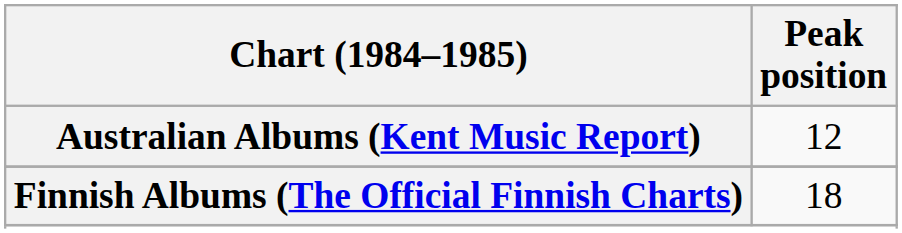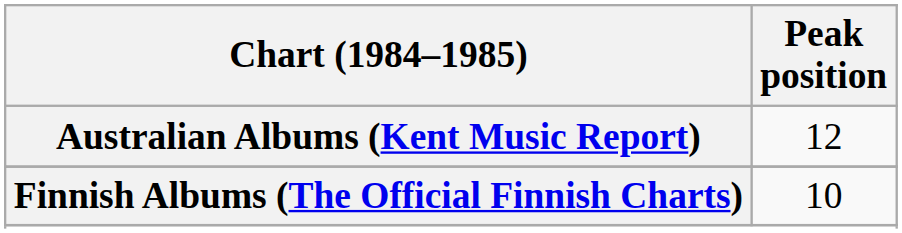(824, 195) 18 -> (824, 195) 10
